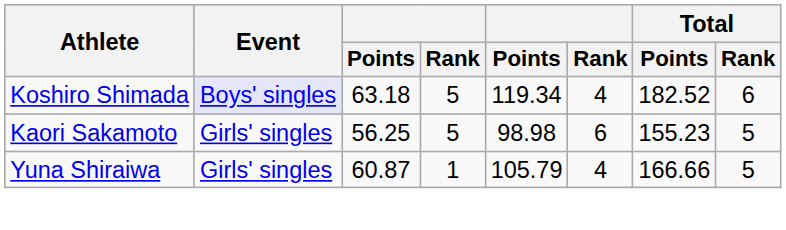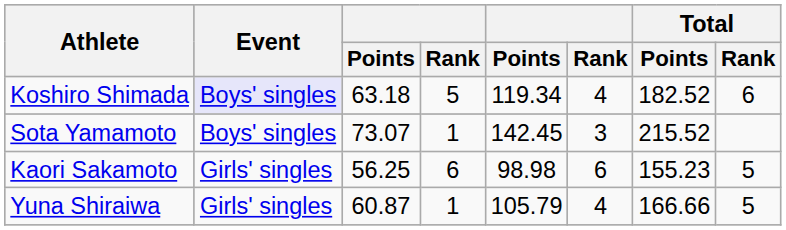+ row: (93, 133)
(453, 133) 5 -> (453, 170) 6
